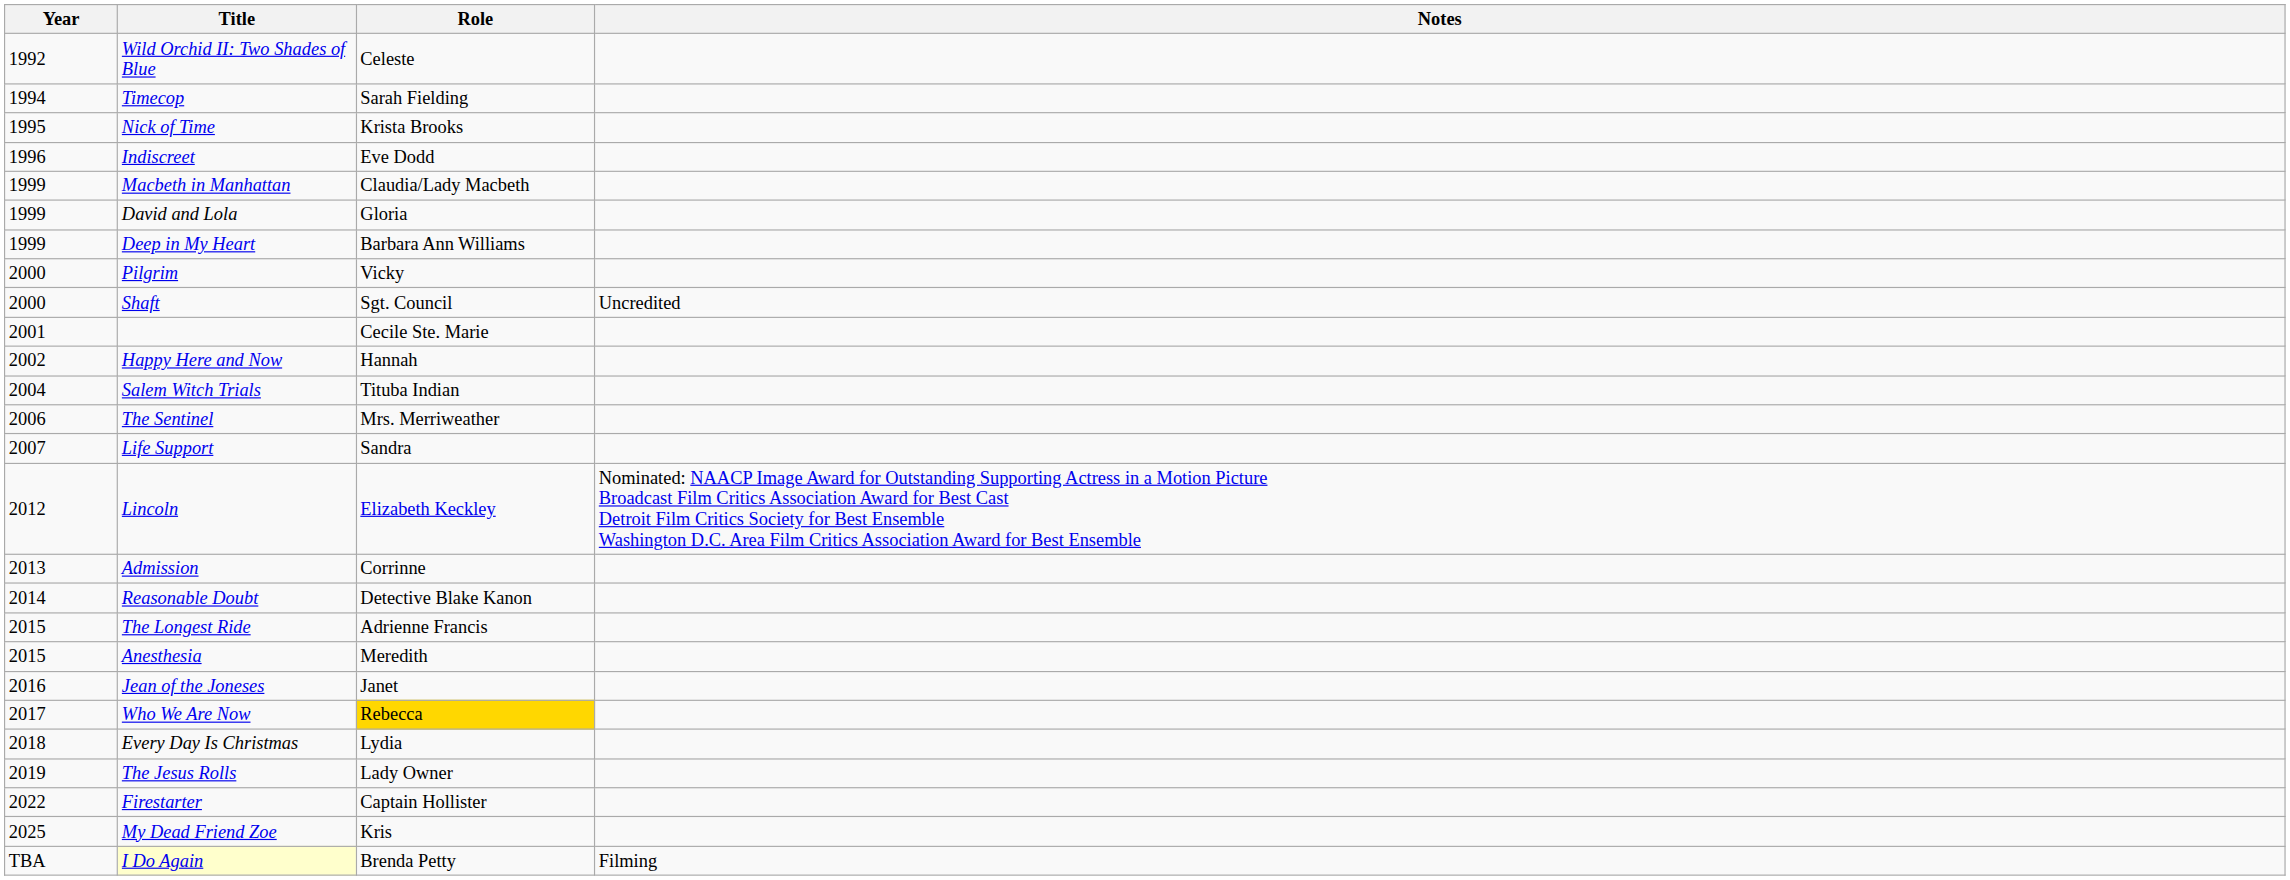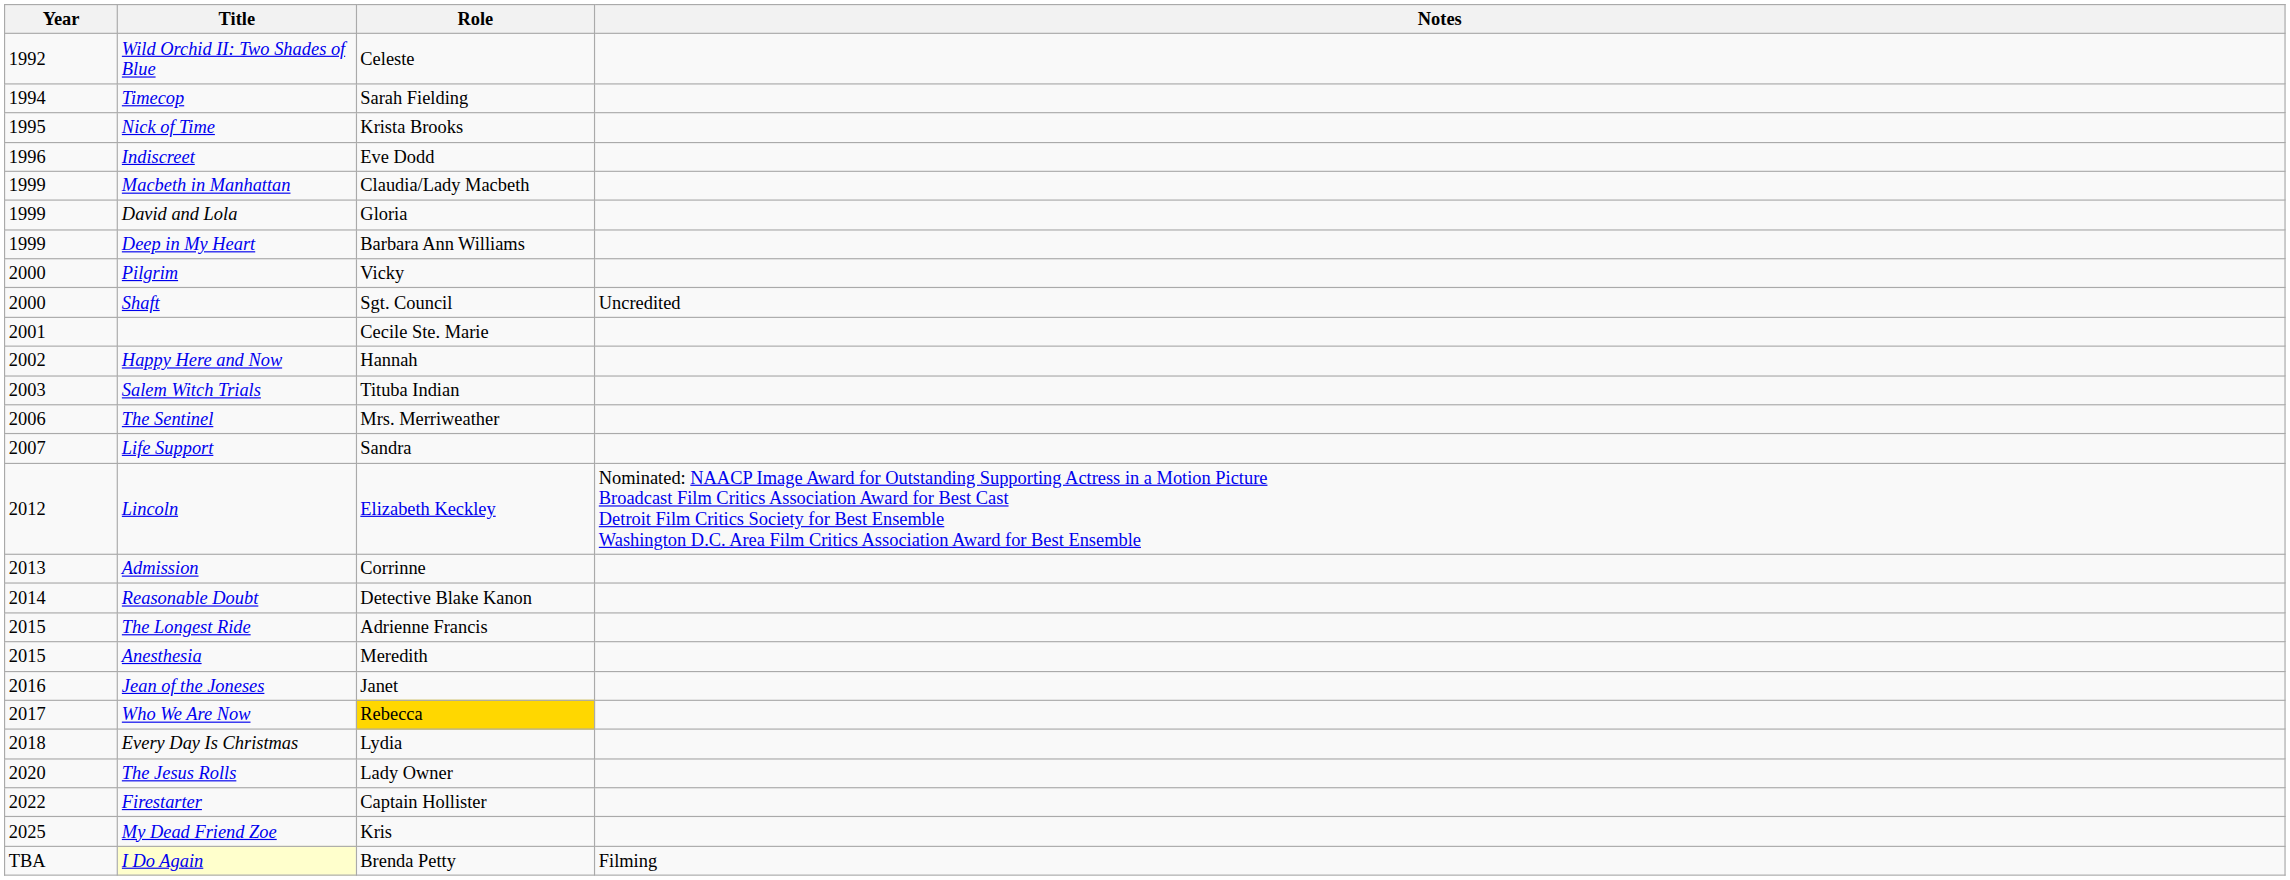(27, 389) 2004 -> (27, 389) 2003
(27, 773) 2019 -> (27, 773) 2020
